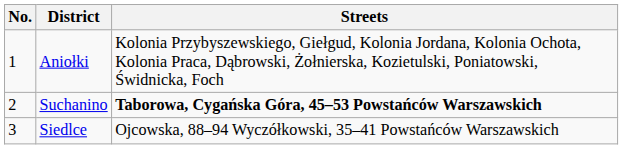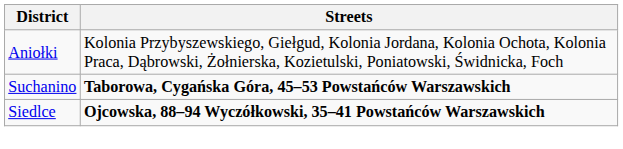- column: (20, 17)
(337, 130) normal -> (314, 112) bold
